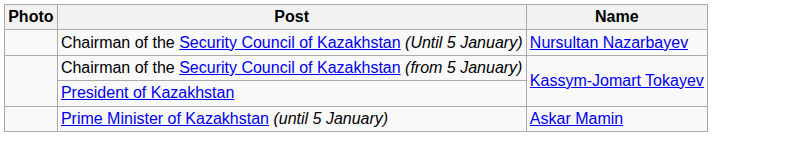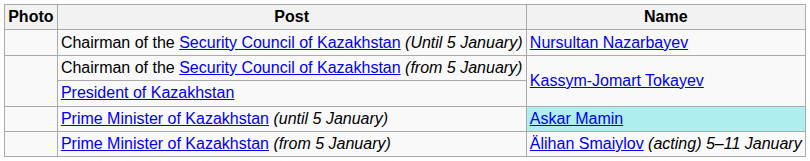(577, 118) no background -> (577, 118) paleturquoise background
+ row: (226, 144)
